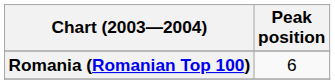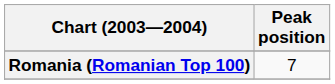(292, 65) 6 -> (292, 65) 7
